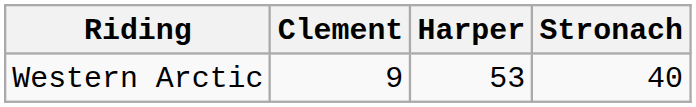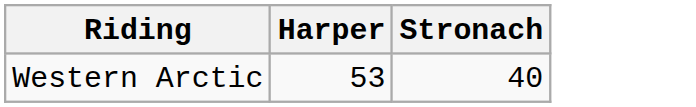- column: (341, 30)
